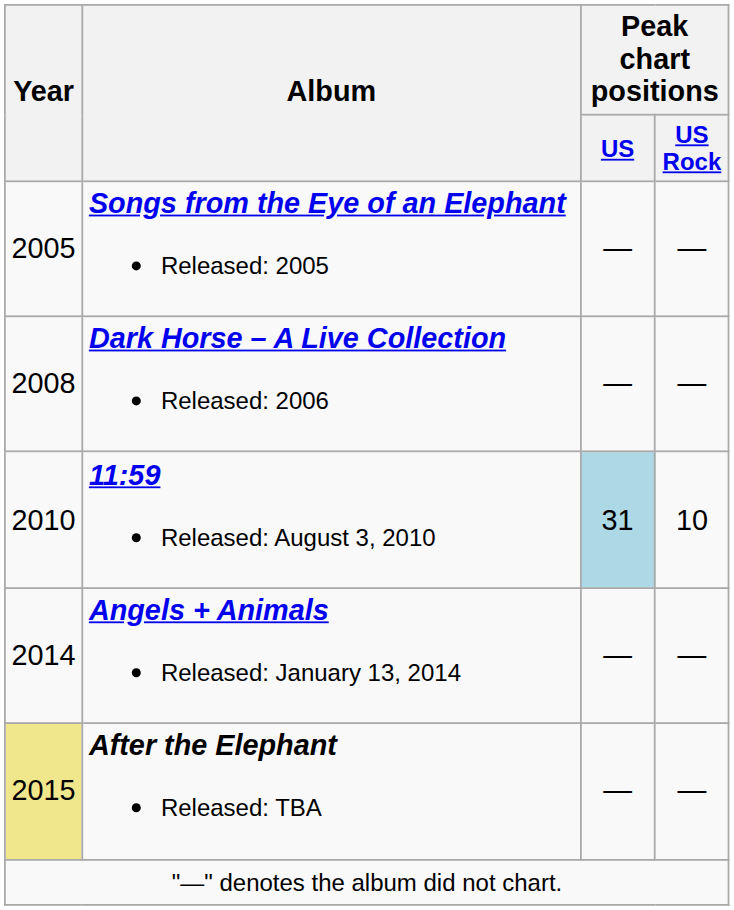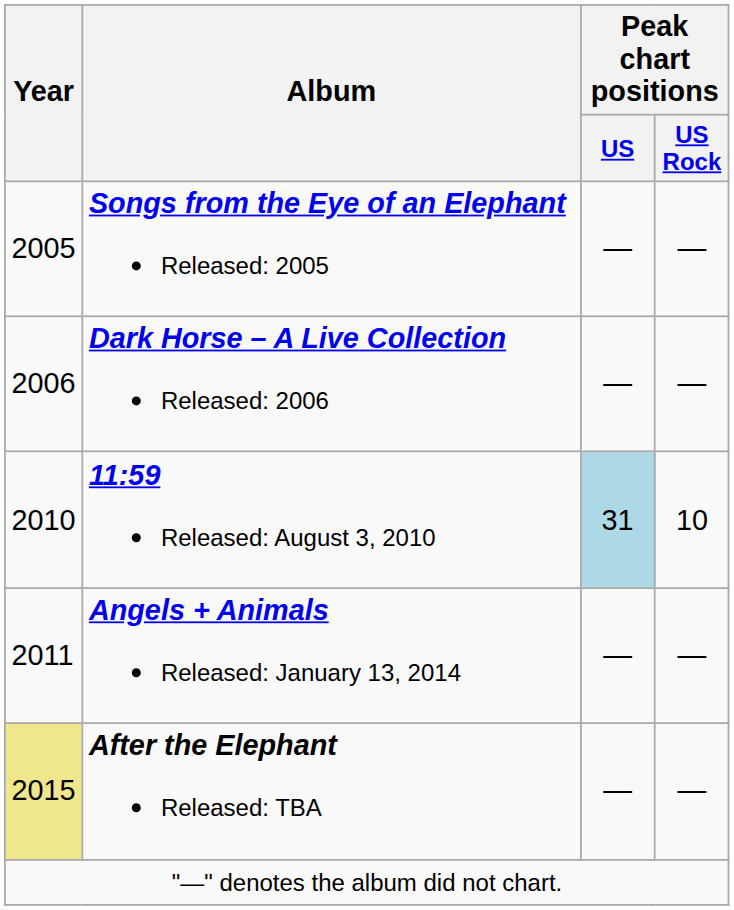(44, 383) 2008 -> (44, 383) 2006
(44, 655) 2014 -> (43, 655) 2011
